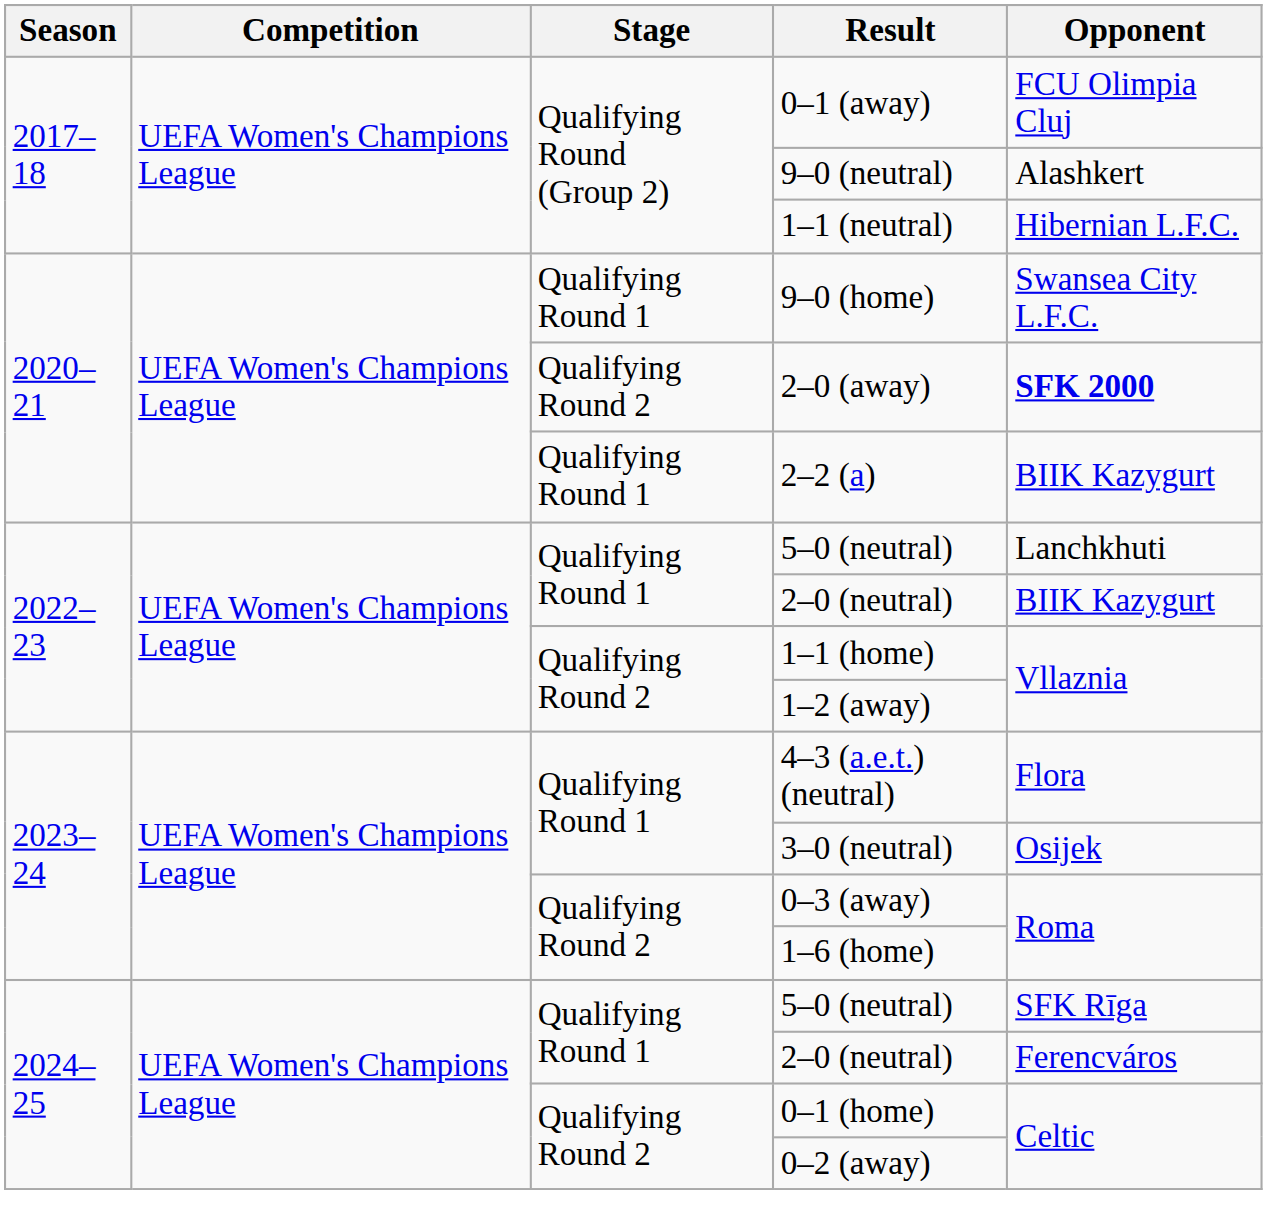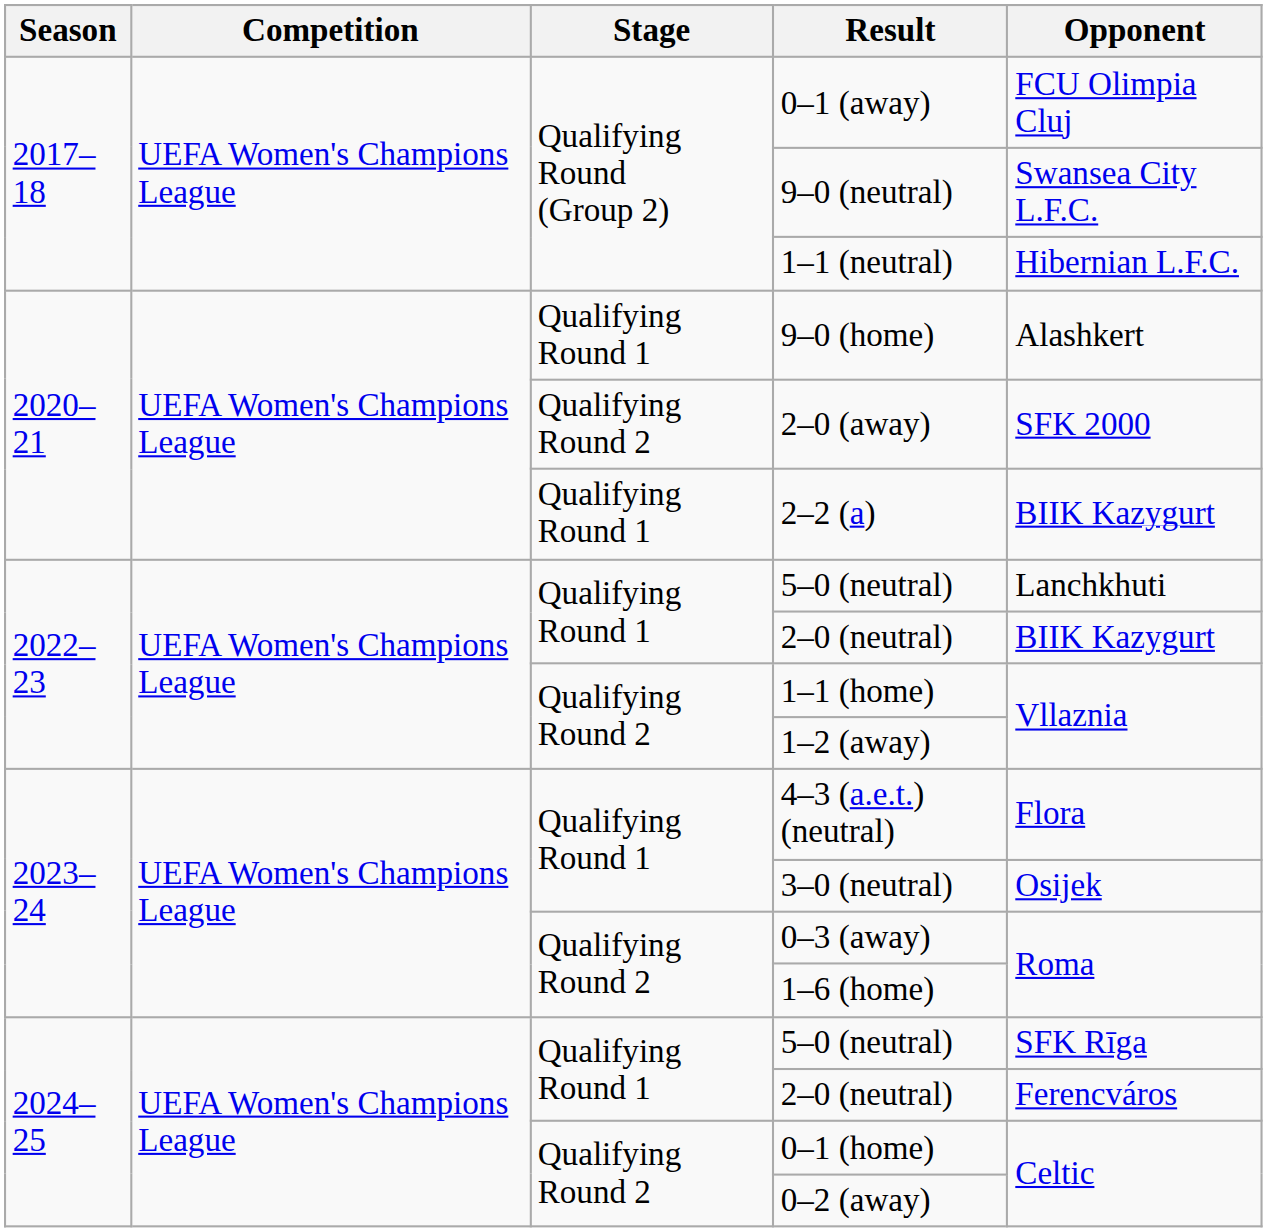(1080, 173) Alashkert -> (1106, 191) Swansea City L.F.C.
(1106, 296) Swansea City L.F.C. -> (1080, 334) Alashkert
(1085, 386) bold -> (1083, 423) normal
